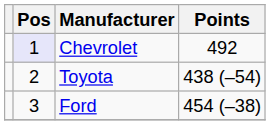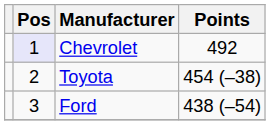(222, 77) 438 (–54) -> (222, 77) 454 (–38)
(222, 106) 454 (–38) -> (222, 106) 438 (–54)
